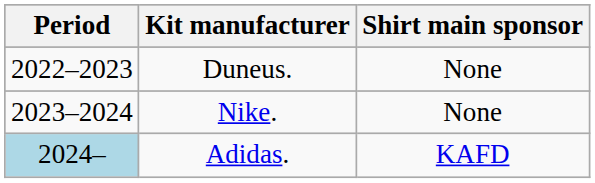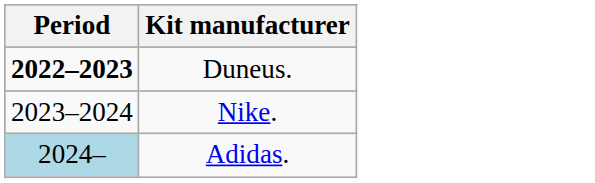- column: (473, 25)
(72, 68) normal -> (72, 68) bold
